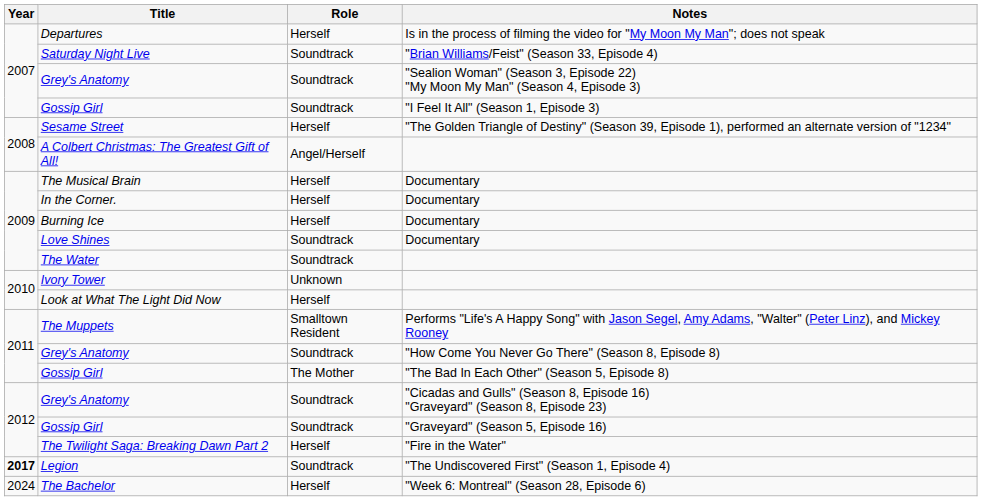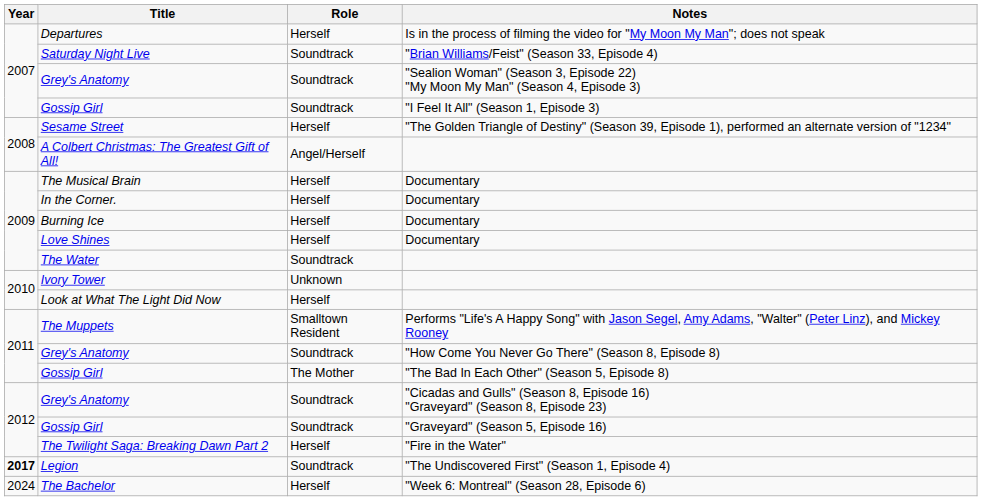(322, 240) Soundtrack -> (310, 240) Herself
